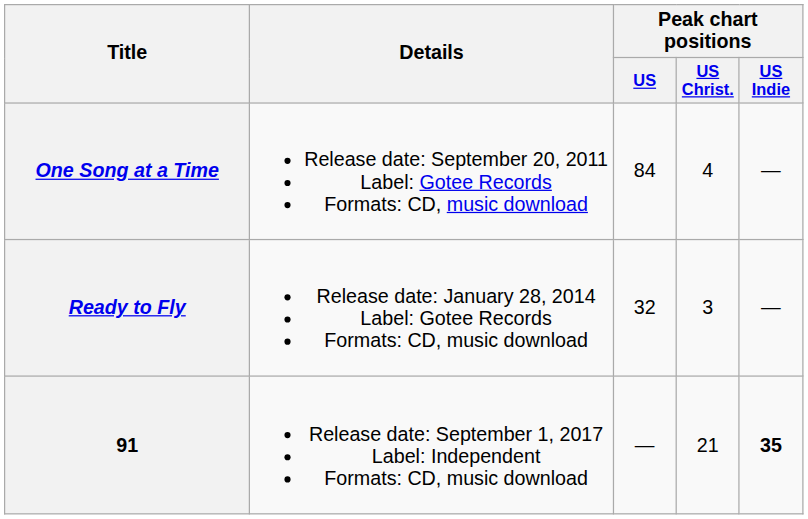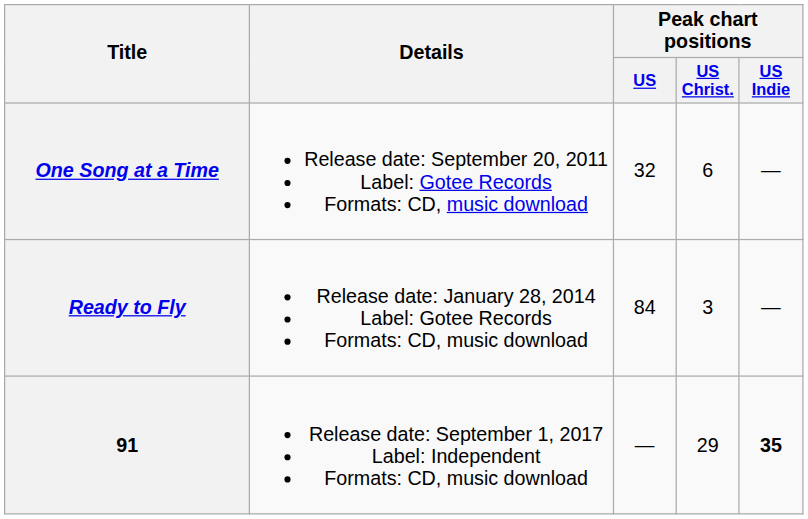(645, 171) 84 -> (645, 171) 32
(708, 171) 4 -> (708, 171) 6
(645, 308) 32 -> (645, 308) 84
(708, 444) 21 -> (708, 444) 29
